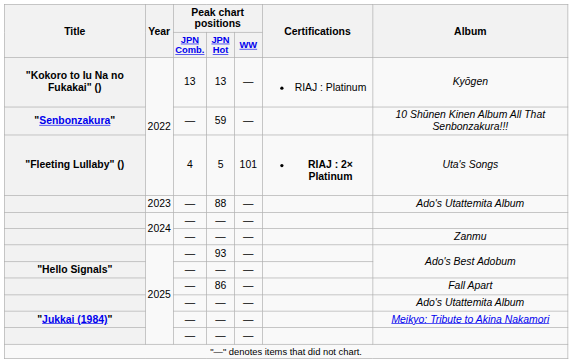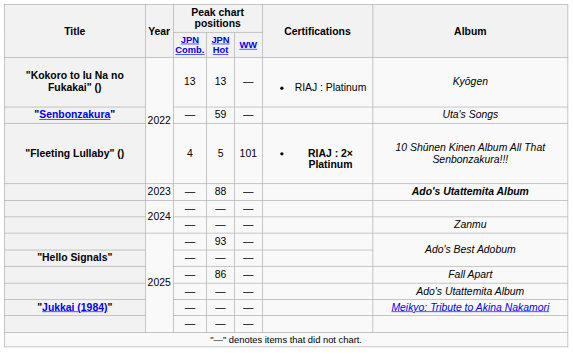(470, 120) 10 Shūnen Kinen Album All That Senbonzakura!!! -> (470, 115) Uta's Songs
(470, 165) Uta's Songs -> (470, 153) 10 Shūnen Kinen Album All That Senbonzakura!!!
(470, 204) normal -> (470, 192) bold
